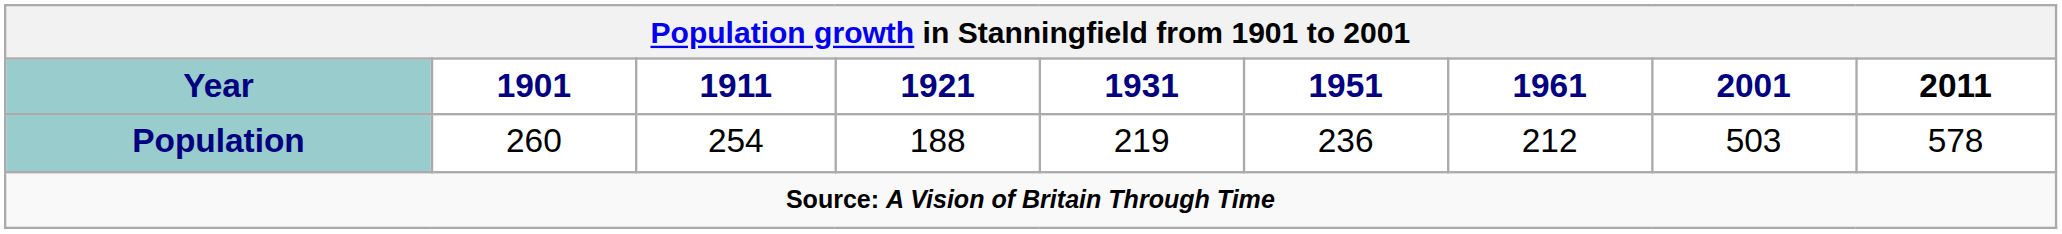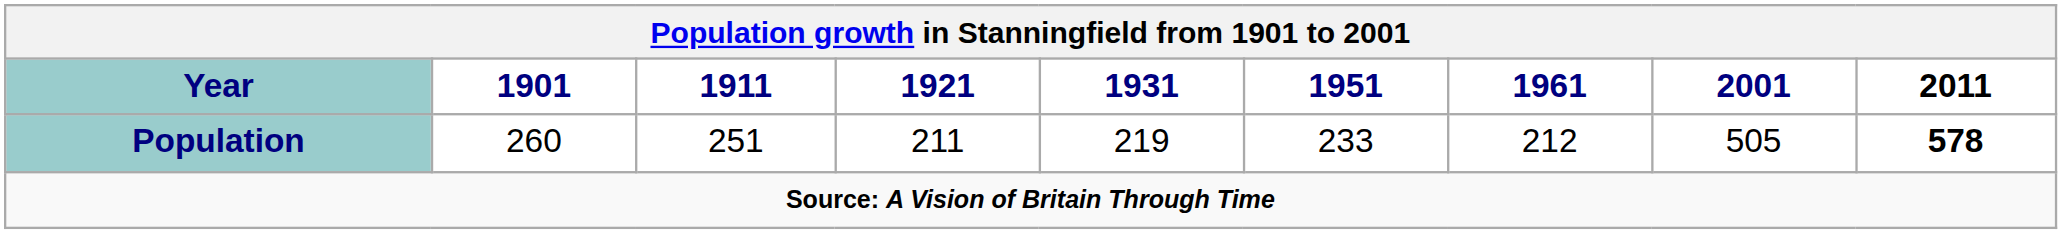(736, 142) 254 -> (736, 142) 251
(938, 142) 188 -> (938, 142) 211
(1346, 142) 236 -> (1346, 142) 233
(1754, 142) 503 -> (1754, 142) 505
(1956, 142) normal -> (1956, 142) bold
